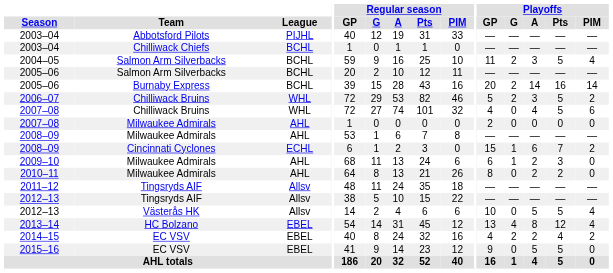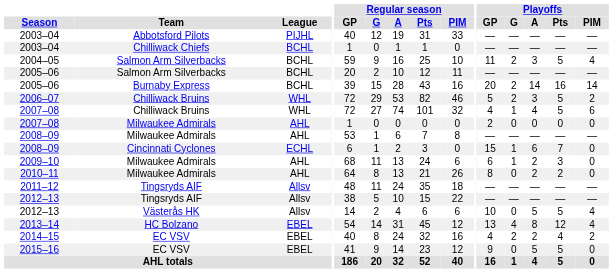(514, 111) 0 -> (514, 111) 1
(592, 149) 2 -> (592, 149) 0
